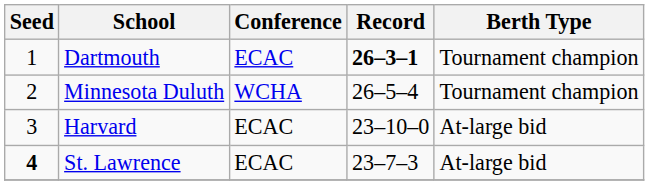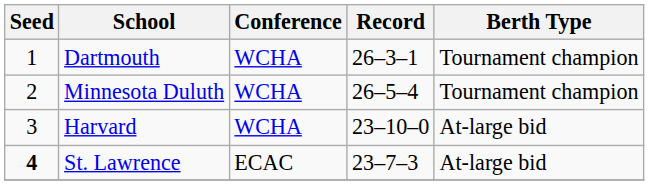(264, 57) ECAC -> (268, 57) WCHA
(385, 57) bold -> (385, 57) normal
(264, 127) ECAC -> (268, 127) WCHA
